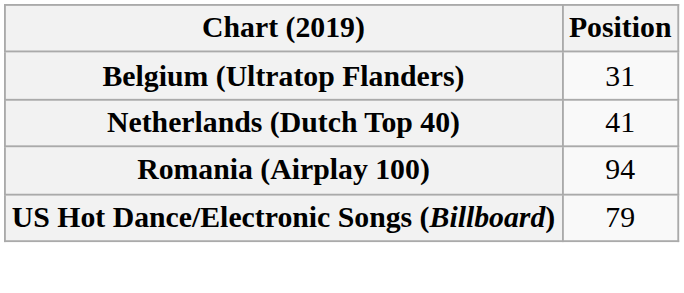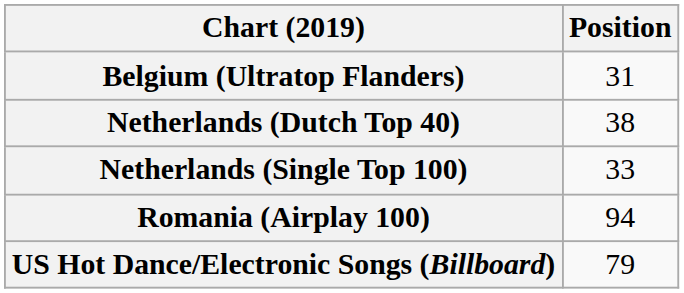(620, 122) 41 -> (620, 122) 38
+ row: (283, 169)
